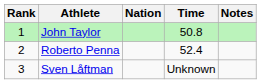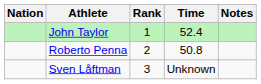columns swapped: (21, 13) <-> (143, 13)
(191, 32) 50.8 -> (191, 32) 52.4
(191, 50) 52.4 -> (191, 50) 50.8
